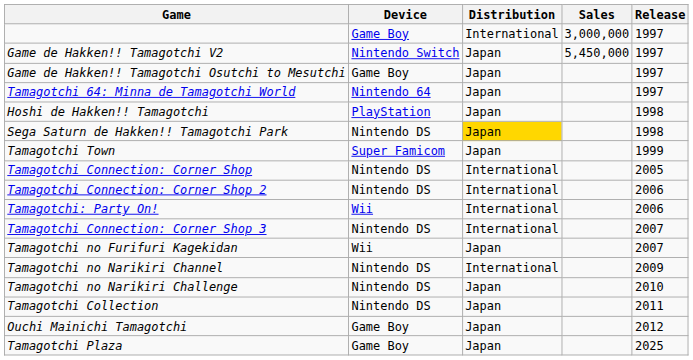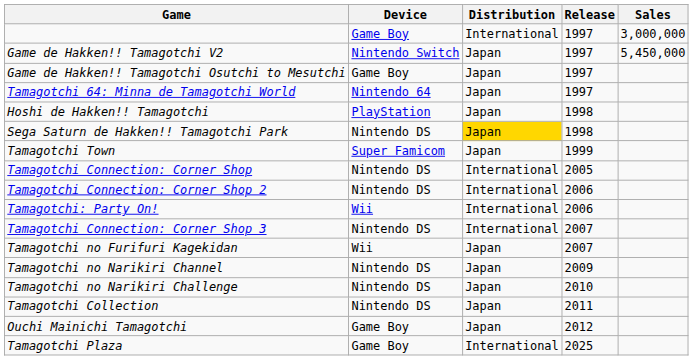columns swapped: (660, 14) <-> (597, 14)
(512, 268) International -> (483, 268) Japan
(483, 346) Japan -> (512, 346) International
